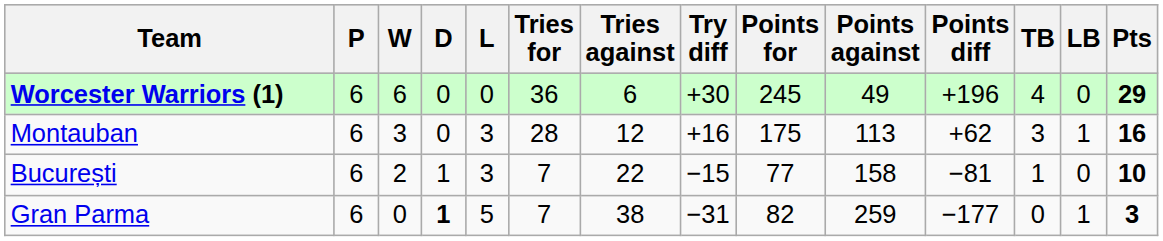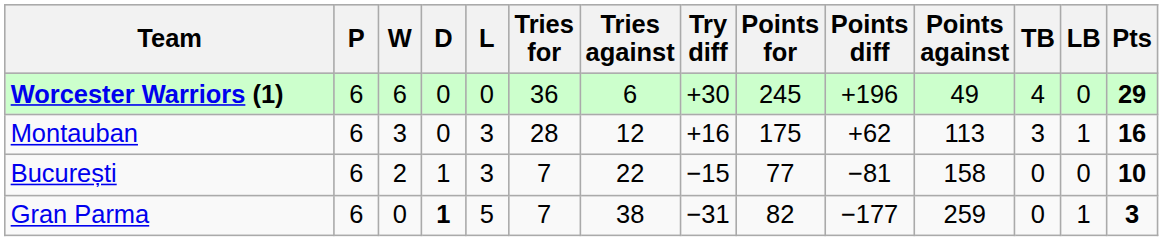columns swapped: (875, 38) <-> (970, 38)
(1038, 174) 1 -> (1038, 174) 0
